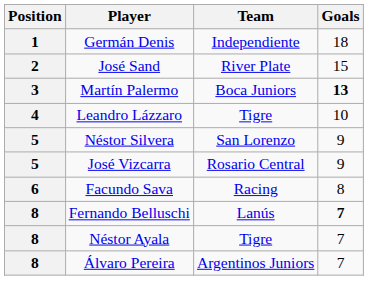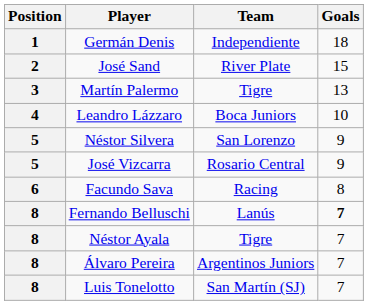(256, 90) Boca Juniors -> (256, 90) Tigre
(341, 90) bold -> (341, 90) normal
(256, 115) Tigre -> (256, 115) Boca Juniors
+ row: (129, 287)
